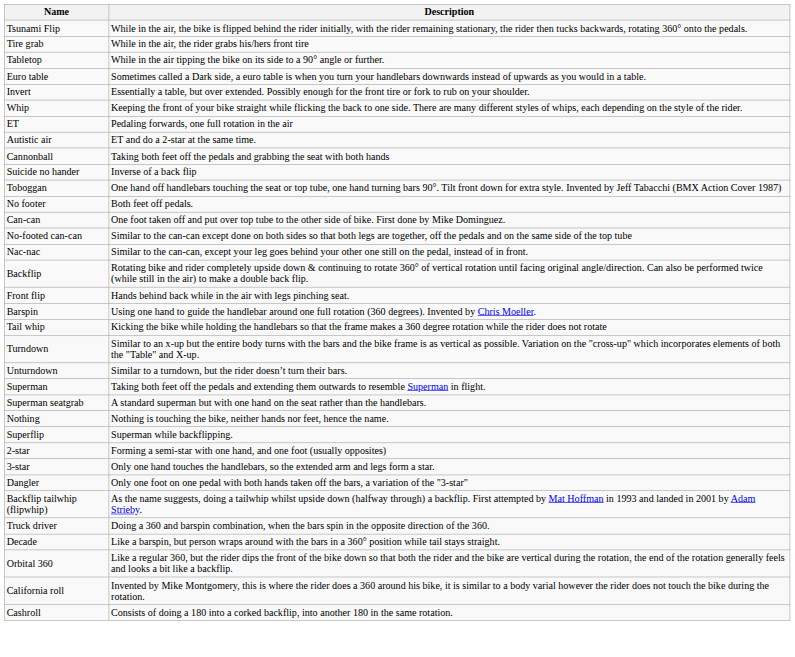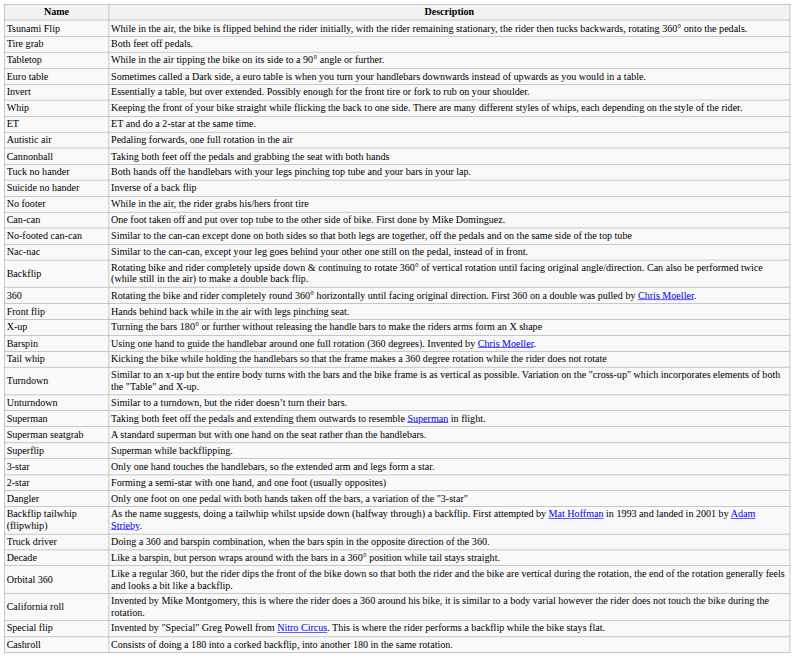(210, 44) While in the air, the rider grabs his/hers front tire -> (152, 44) Both feet off pedals.
(202, 124) Pedaling forwards, one full rotation in the air -> (184, 124) ET and do a 2-star at the same time.
(184, 140) ET and do a 2-star at the same time. -> (202, 140) Pedaling forwards, one full rotation in the air
+ row: (38, 172)
- row: (27, 188)
(152, 204) Both feet off pedals. -> (210, 204) While in the air, the rider grabs his/hers front tire
+ row: (14, 295)
+ row: (17, 327)
- row: (23, 418)
rows swapped: (18, 450) <-> (18, 466)
+ row: (30, 628)
